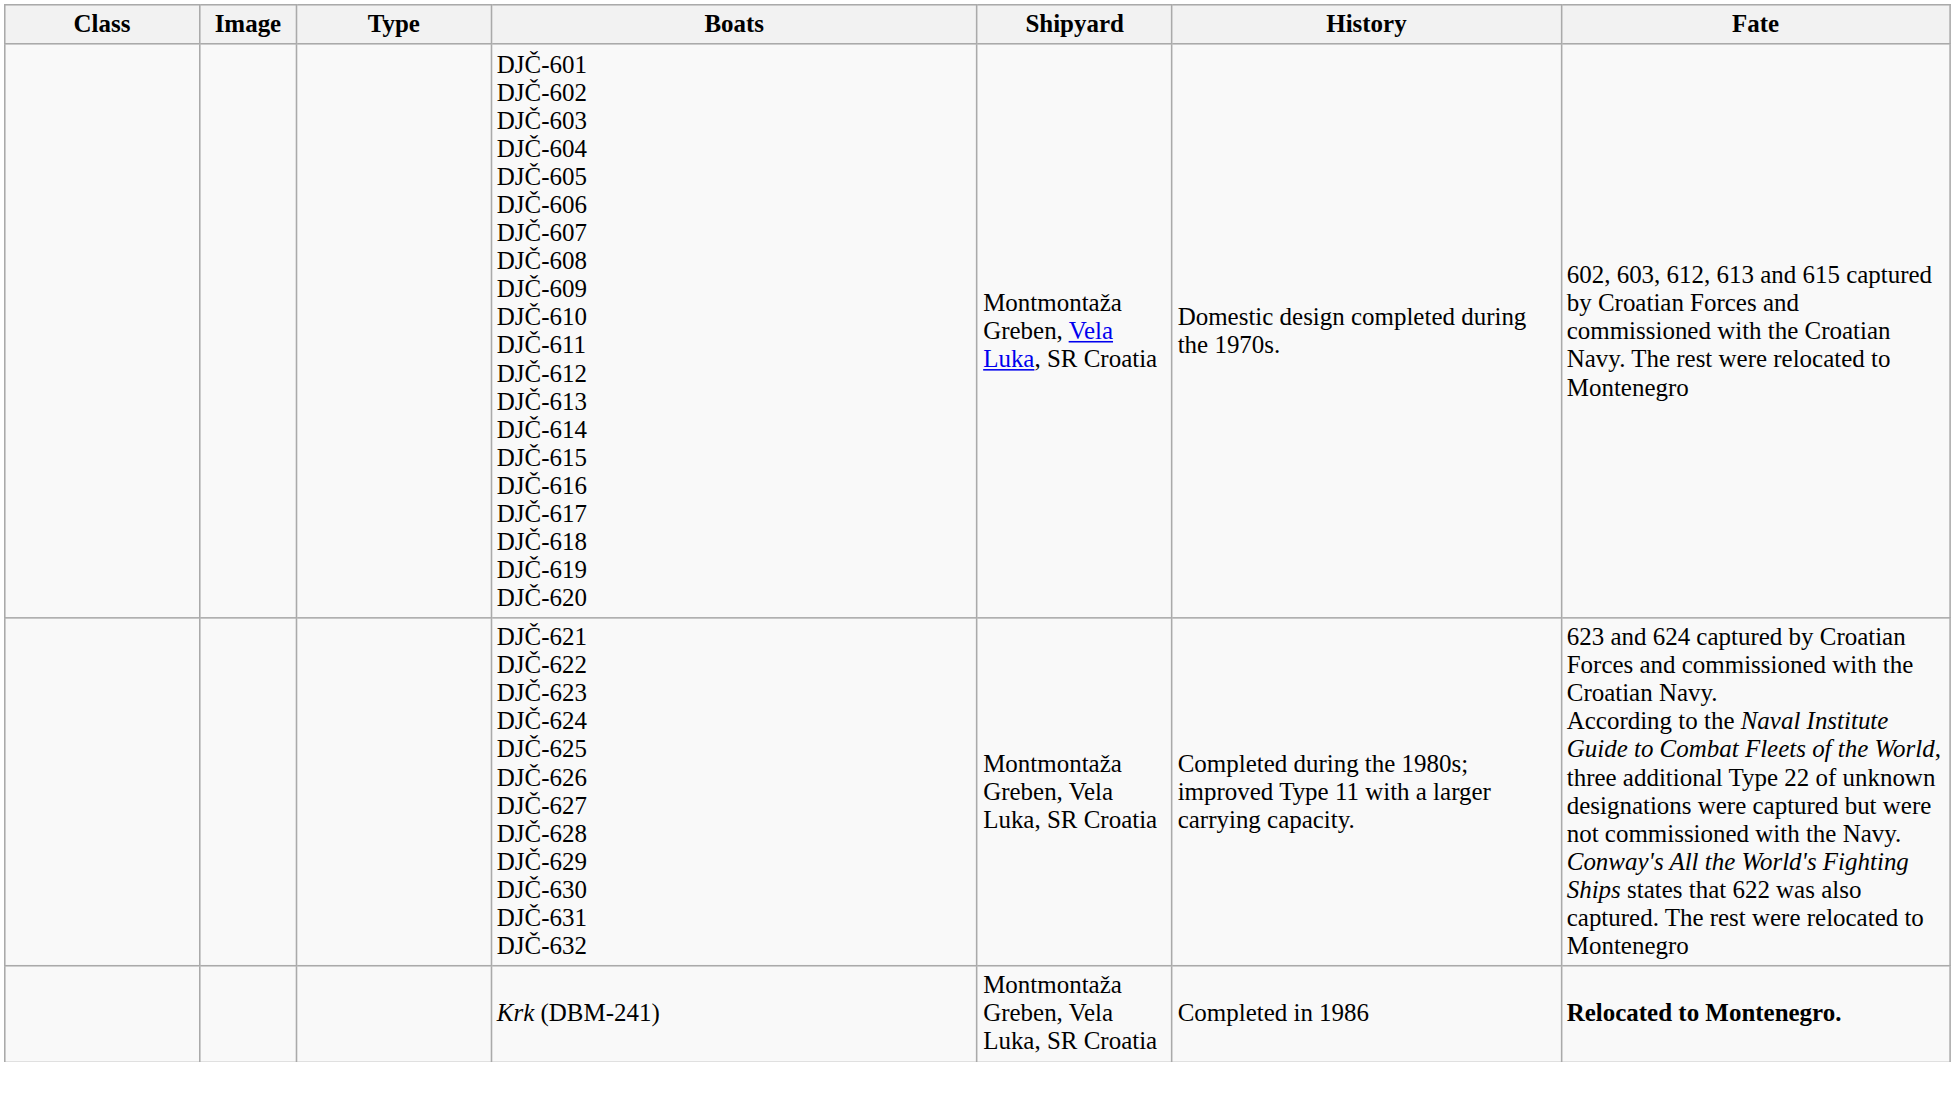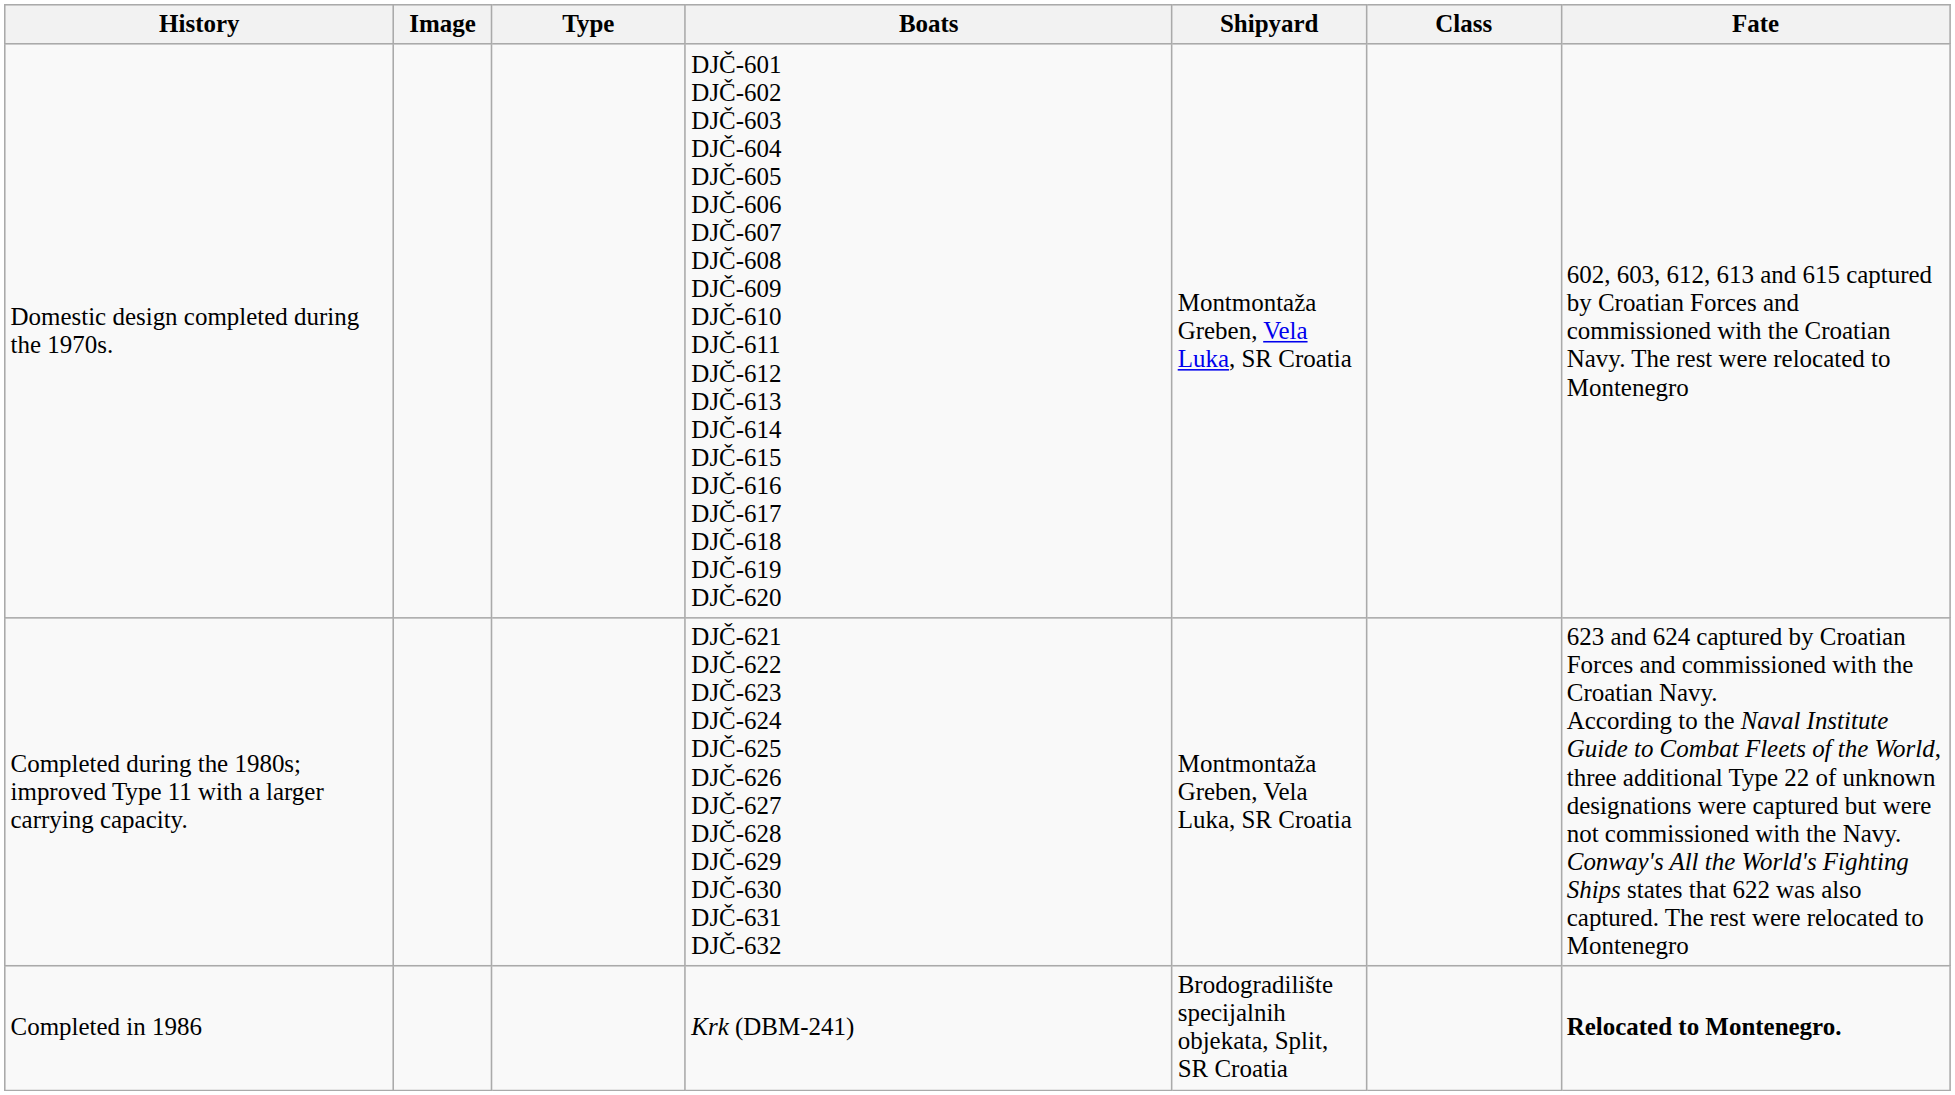columns swapped: (102, 24) <-> (1366, 24)
(1070, 1013) Montmontaža Greben, Vela Luka, SR Croatia -> (1255, 1027) Brodogradilište specijalnih objekata, Split, SR Croatia
